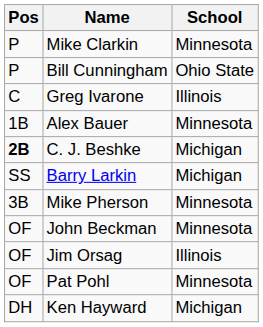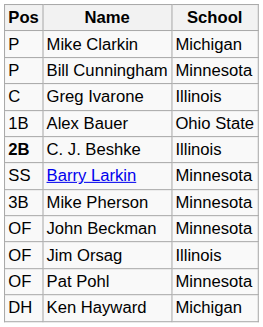(214, 44) Minnesota -> (209, 44) Michigan
(215, 70) Ohio State -> (214, 70) Minnesota
(214, 123) Minnesota -> (215, 123) Ohio State
(209, 149) Michigan -> (199, 149) Illinois
(209, 176) Michigan -> (214, 176) Minnesota
